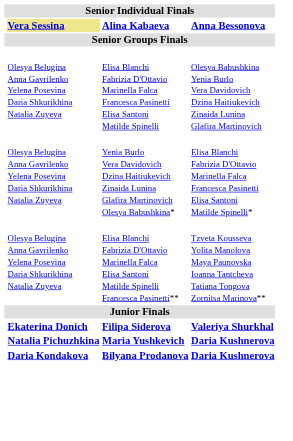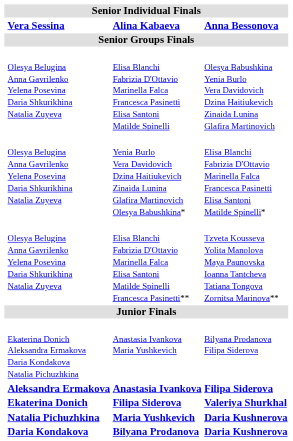(36, 25) khaki background -> (36, 25) no background
+ row: (147, 345)
+ row: (157, 388)
